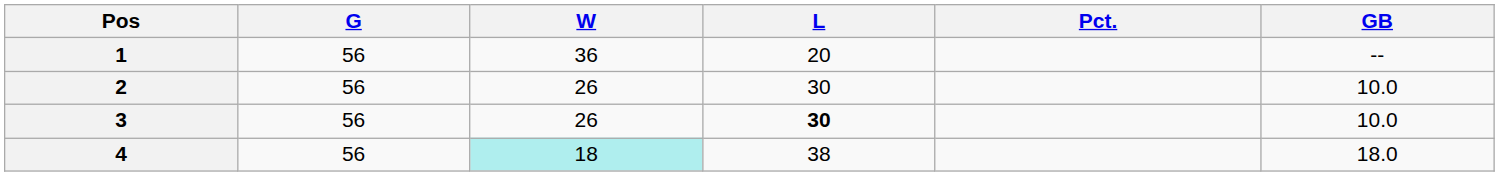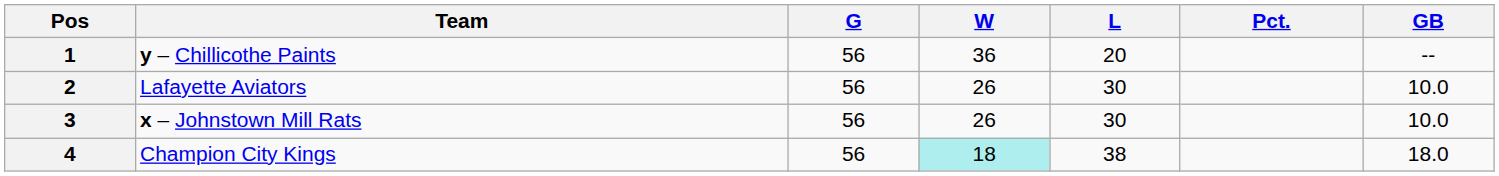+ column: (462, 21)
(819, 120) bold -> (1115, 120) normal
